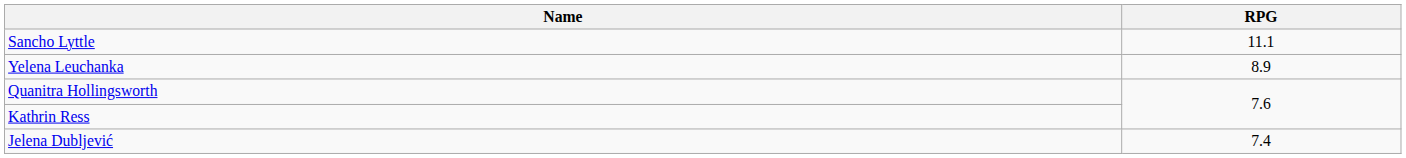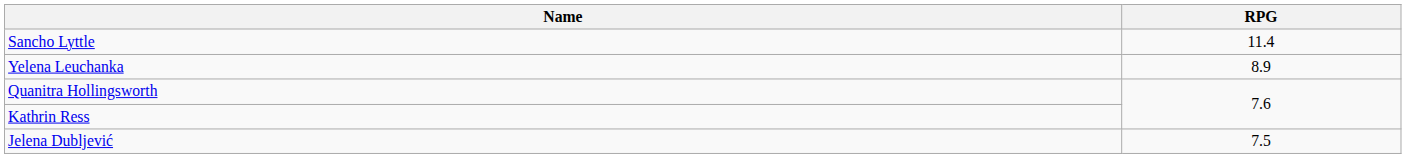(1261, 41) 11.1 -> (1261, 41) 11.4
(1261, 141) 7.4 -> (1261, 141) 7.5
